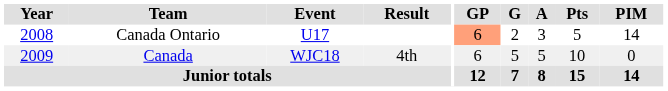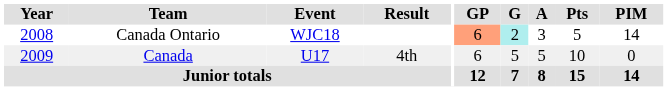(315, 34) U17 -> (315, 34) WJC18
(515, 34) no background -> (515, 34) paleturquoise background
(315, 55) WJC18 -> (315, 55) U17
